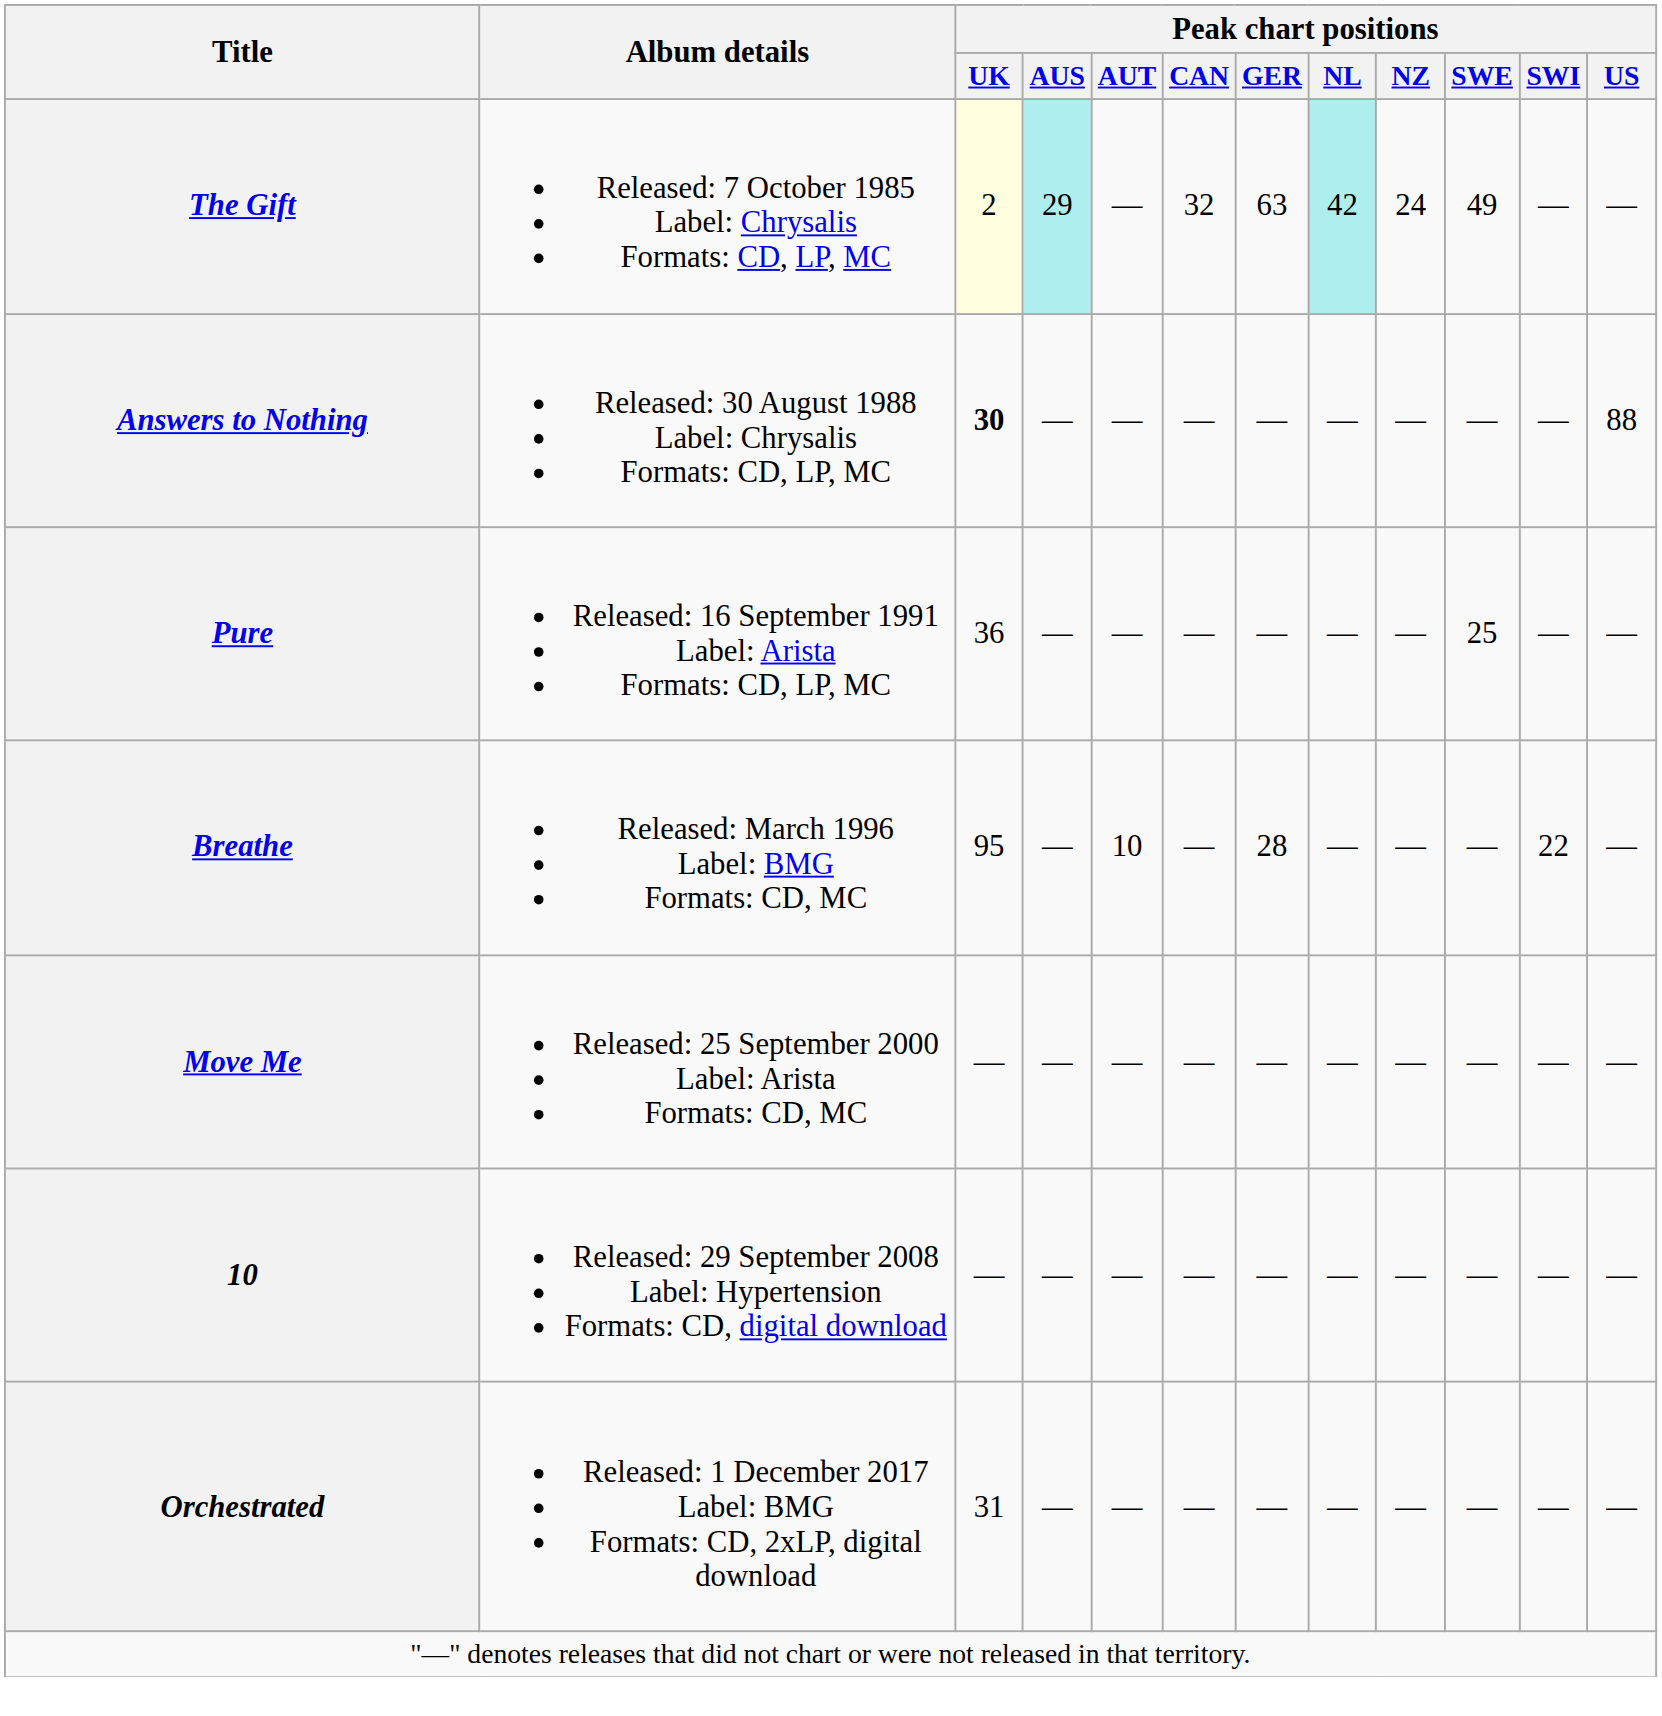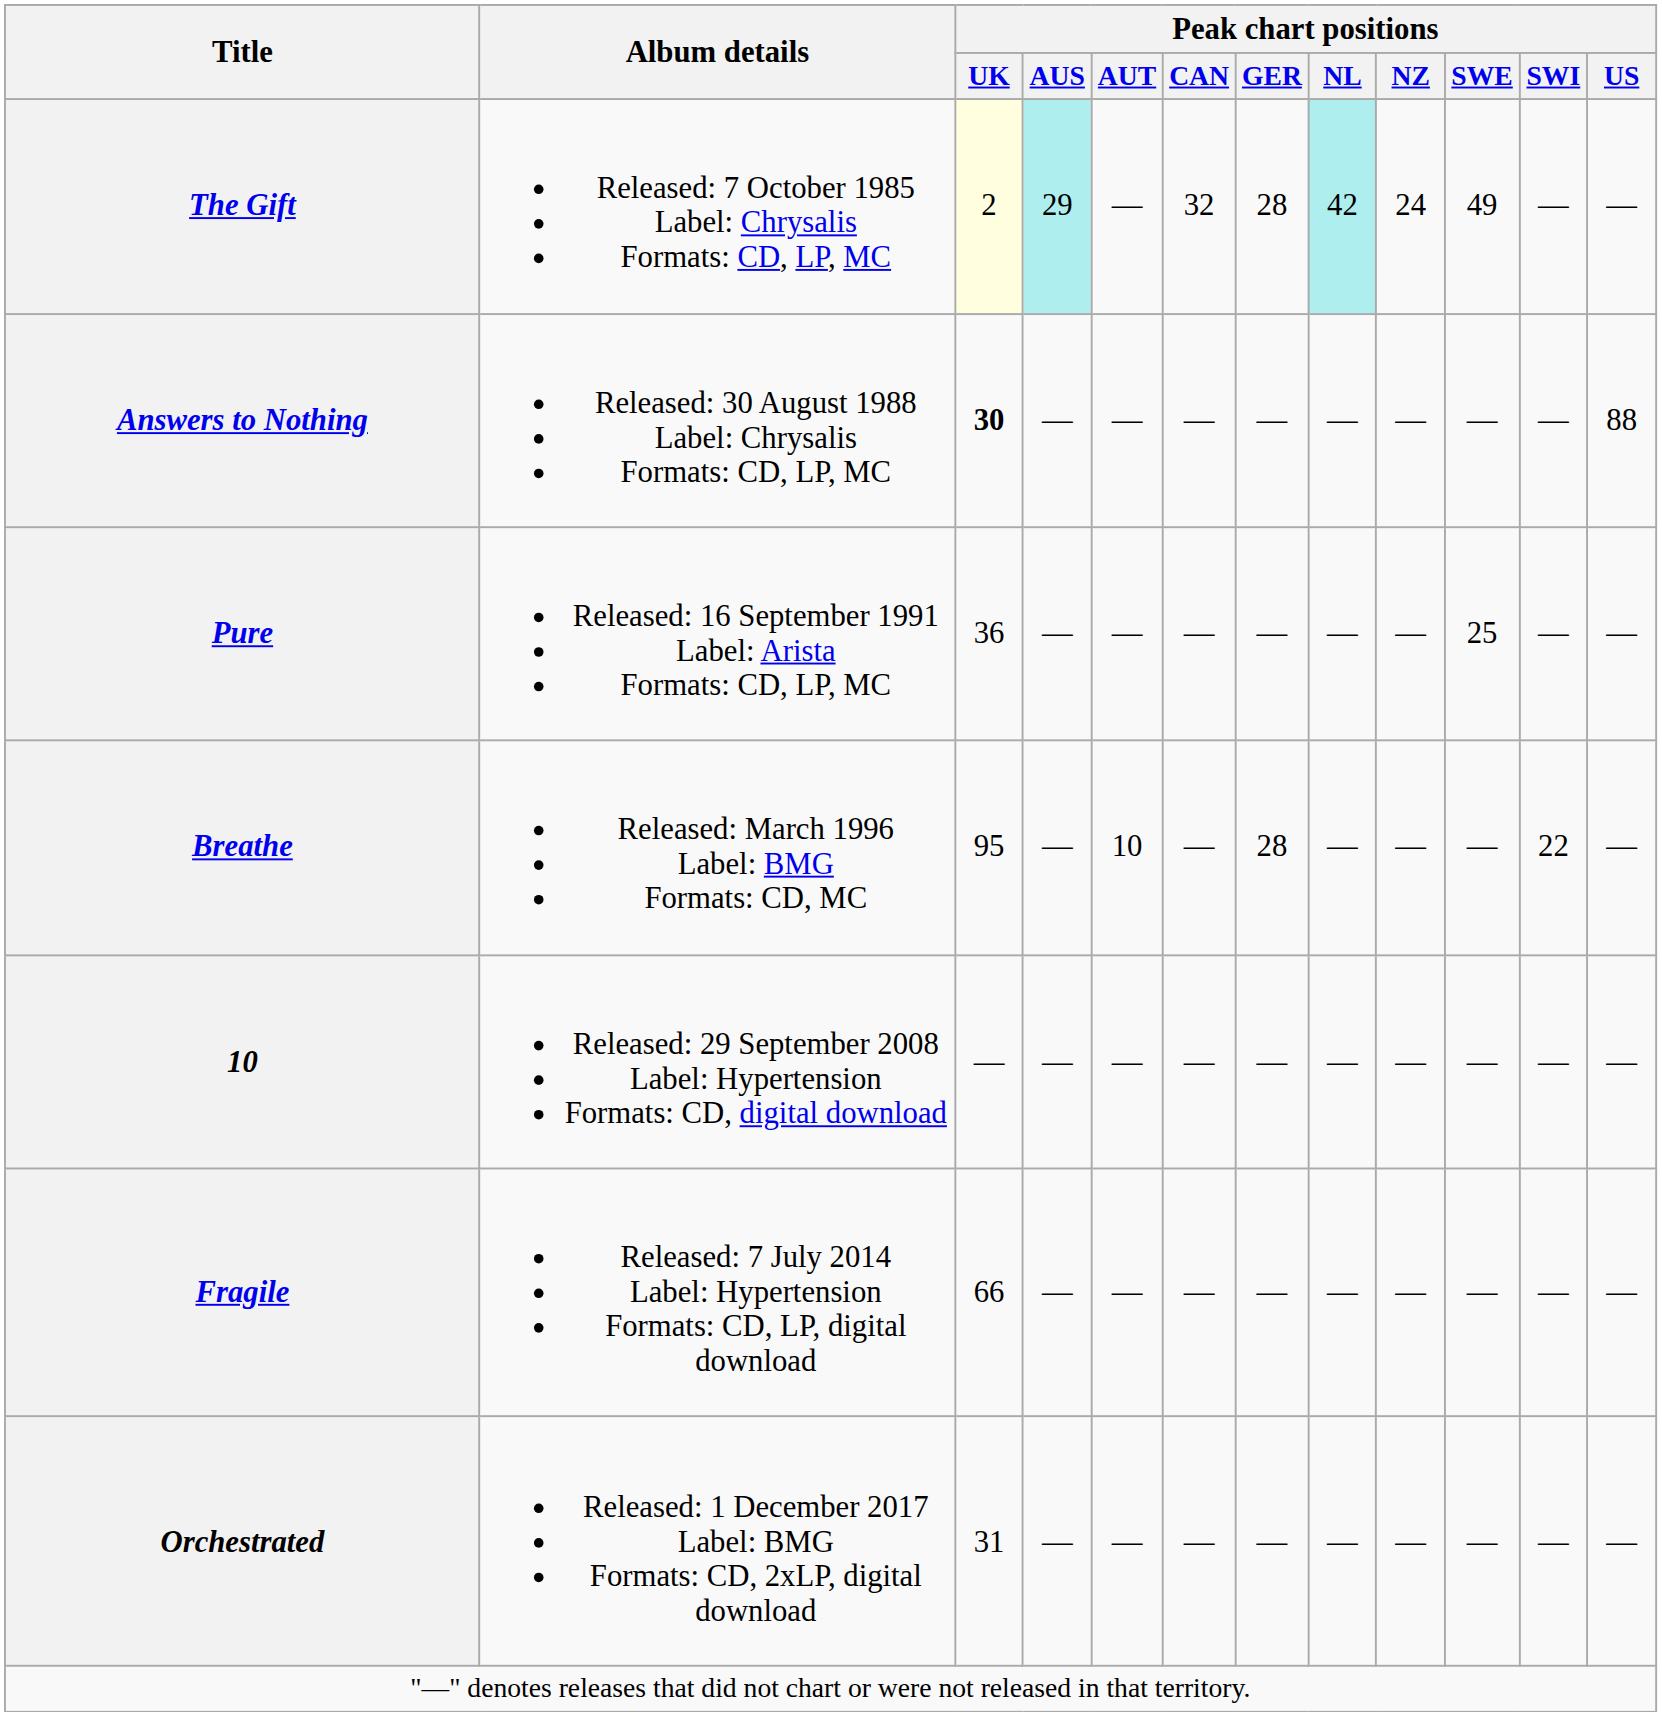(1272, 205) 63 -> (1272, 205) 28
- row: (242, 1061)
+ row: (242, 1292)
